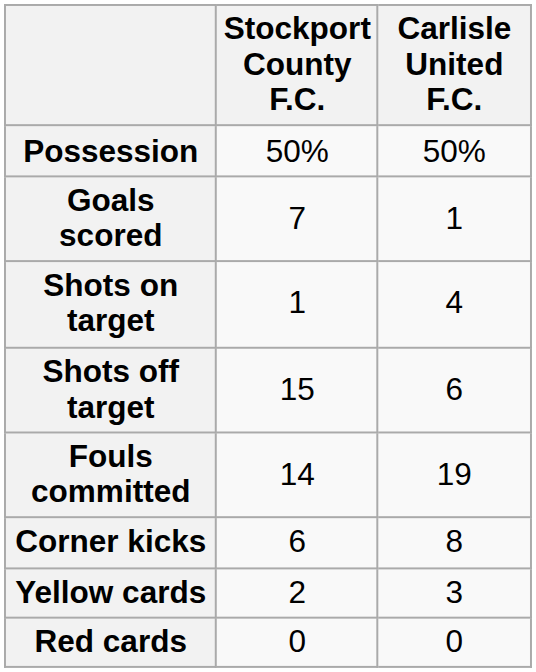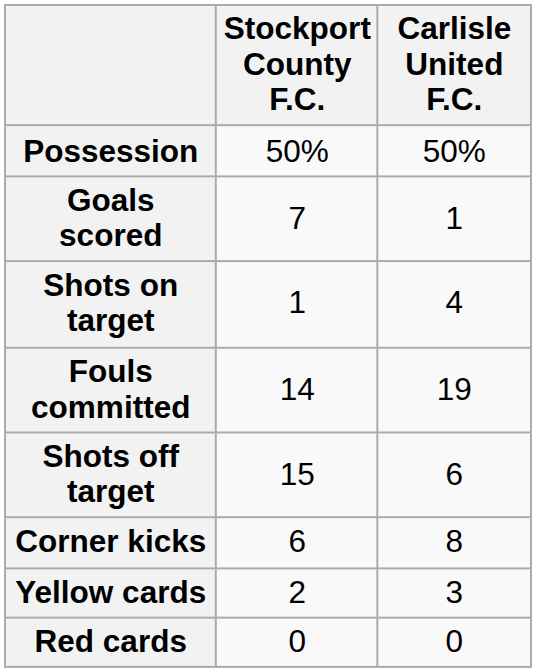rows swapped: (111, 389) <-> (111, 474)
